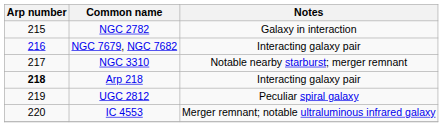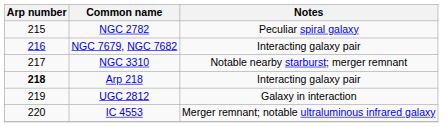(309, 29) Galaxy in interaction -> (309, 29) Peculiar spiral galaxy
(309, 96) Peculiar spiral galaxy -> (309, 96) Galaxy in interaction
